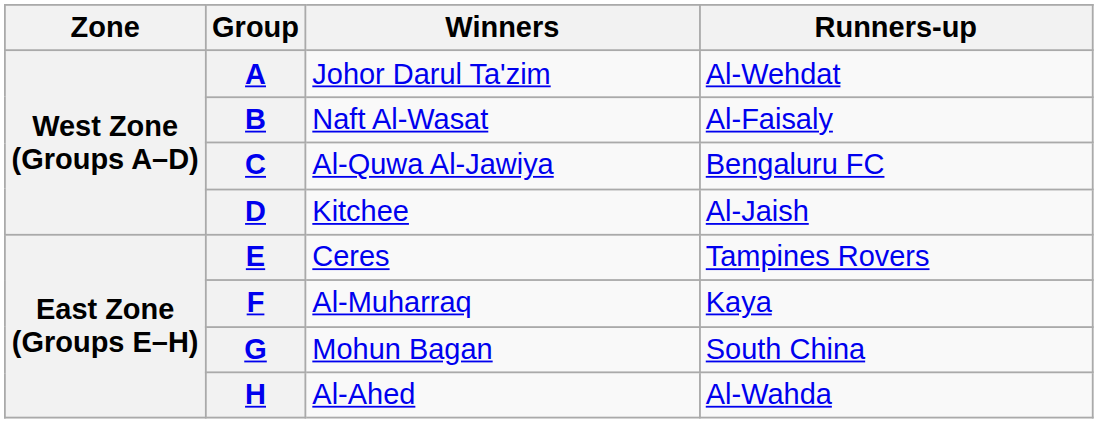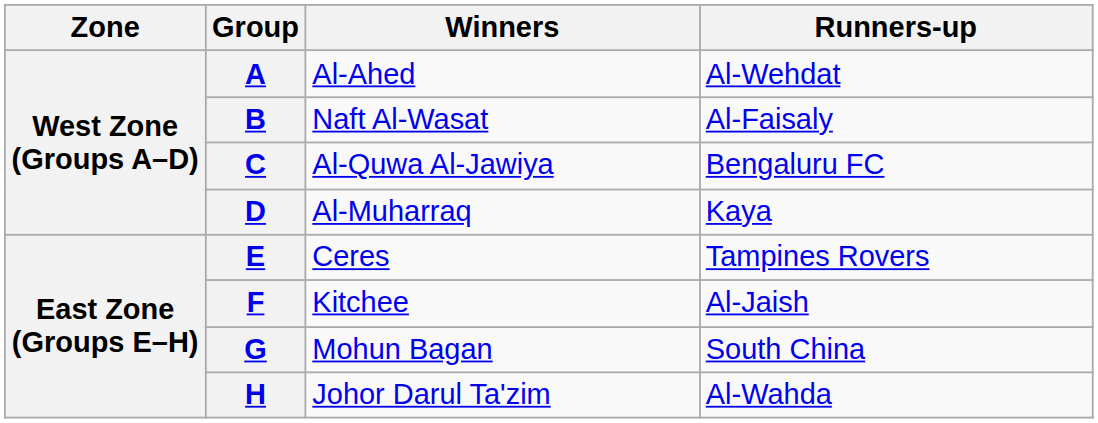(432, 73) Johor Darul Ta'zim -> (364, 73) Al-Ahed
(361, 211) Kitchee -> (392, 211) Al-Muharraq
(757, 211) Al-Jaish -> (739, 211) Kaya
(392, 303) Al-Muharraq -> (361, 303) Kitchee
(739, 303) Kaya -> (757, 303) Al-Jaish
(364, 394) Al-Ahed -> (432, 394) Johor Darul Ta'zim
